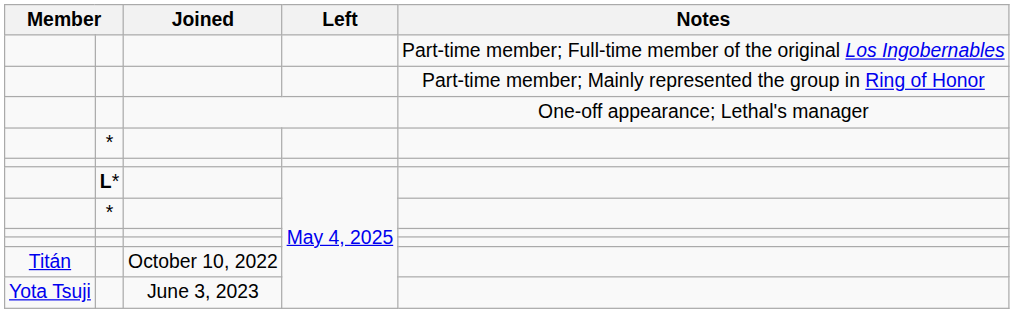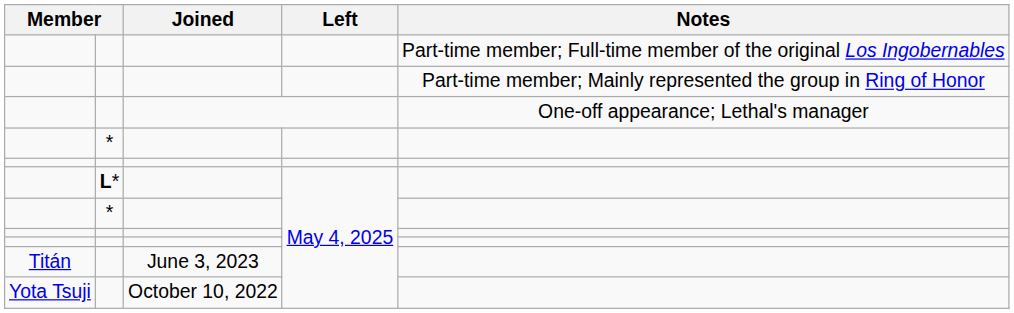(203, 261) October 10, 2022 -> (203, 261) June 3, 2023
(203, 292) June 3, 2023 -> (203, 292) October 10, 2022
